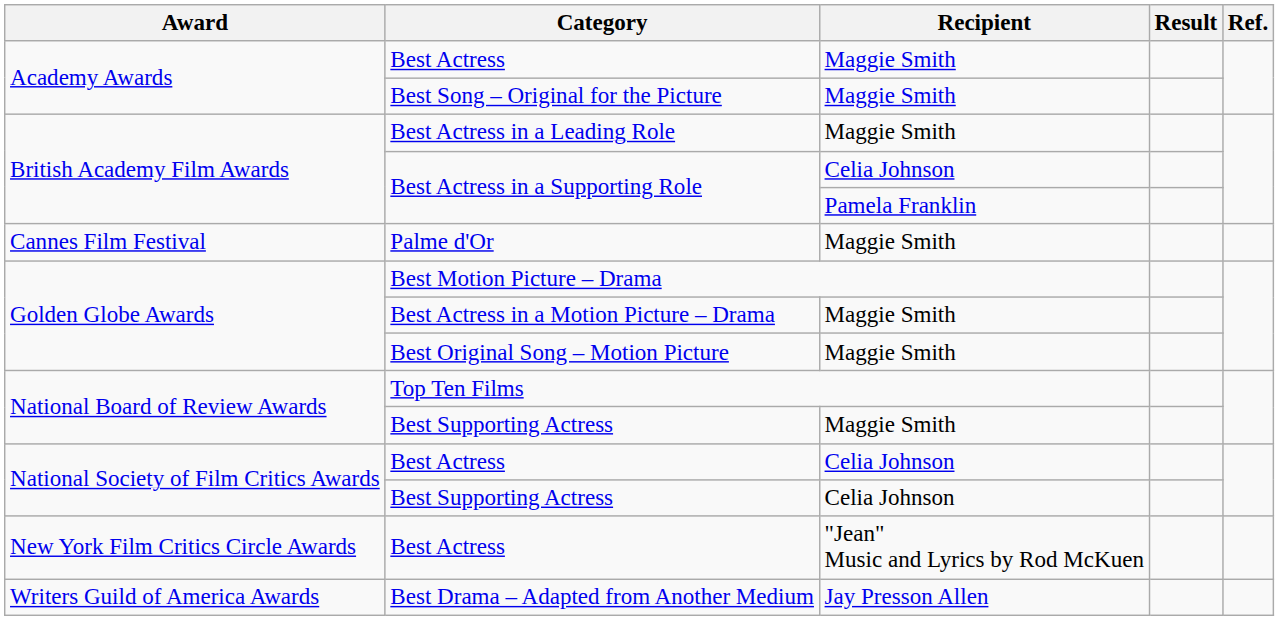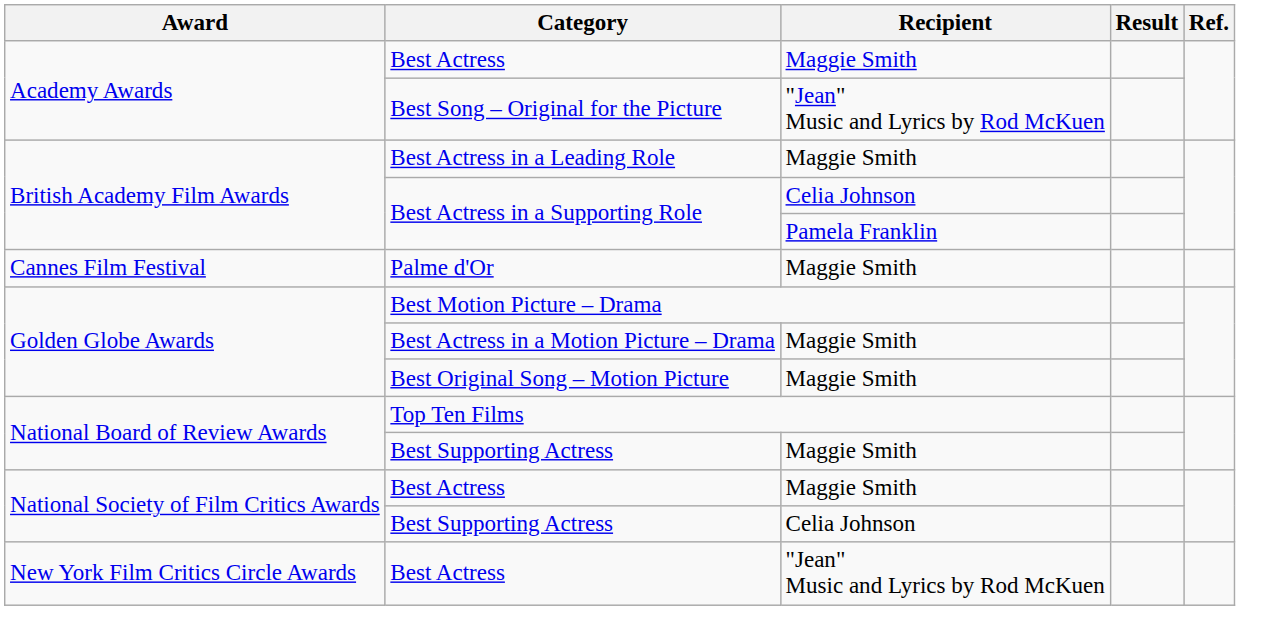(890, 95) Maggie Smith -> (945, 108) "Jean" Music and Lyrics by Rod McKuen
(890, 461) Celia Johnson -> (851, 487) Maggie Smith
- row: (165, 596)
